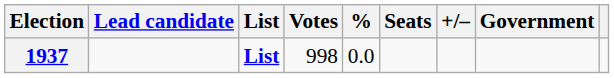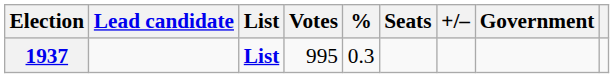(322, 55) 998 -> (322, 55) 995
(361, 55) 0.0 -> (361, 55) 0.3
